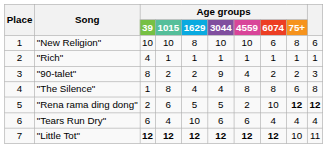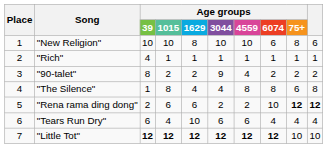(315, 74) 3 -> (315, 74) 2
(195, 105) 5 -> (195, 105) 6
(221, 105) 5 -> (221, 105) 2
(315, 136) 11 -> (315, 136) 10
